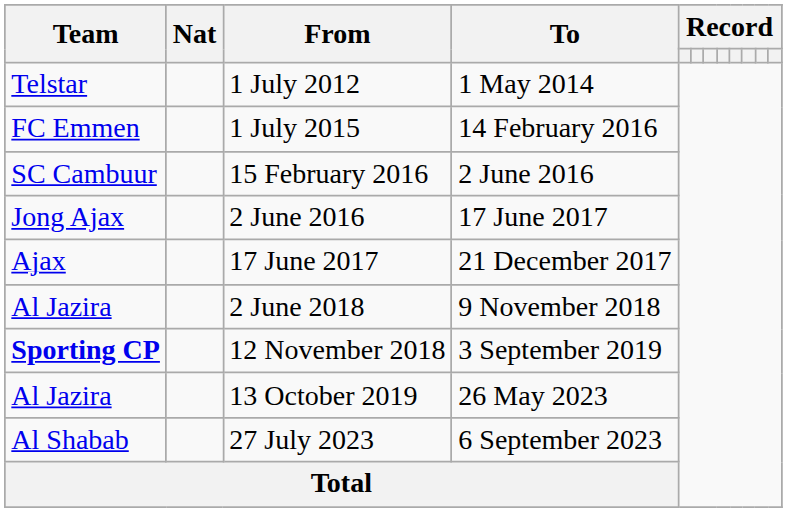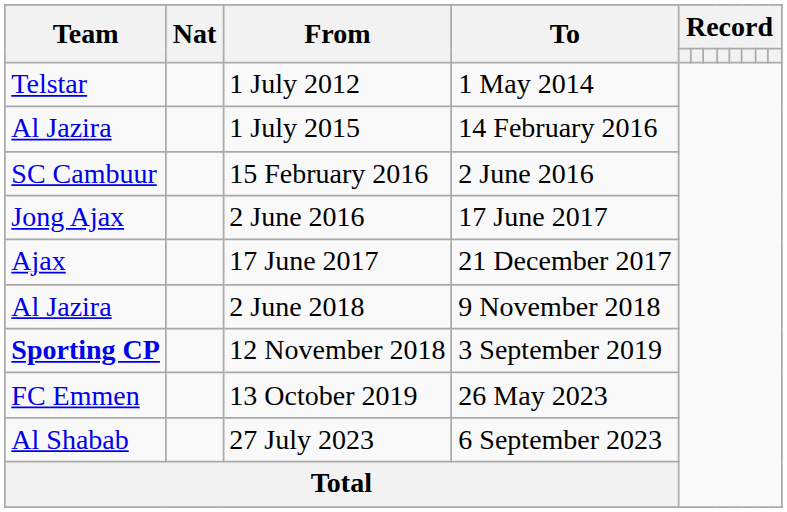(76, 128) FC Emmen -> (61, 128) Al Jazira
(61, 394) Al Jazira -> (76, 394) FC Emmen
